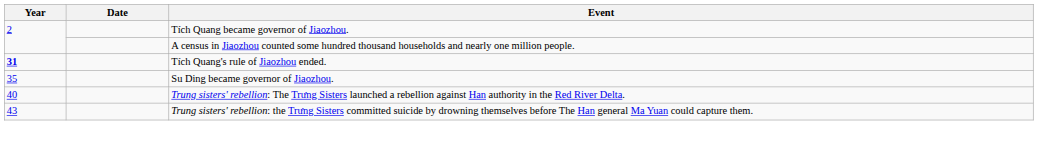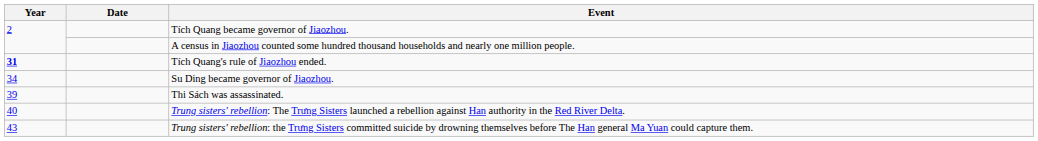(12, 78) 35 -> (12, 78) 34
+ row: (227, 95)
